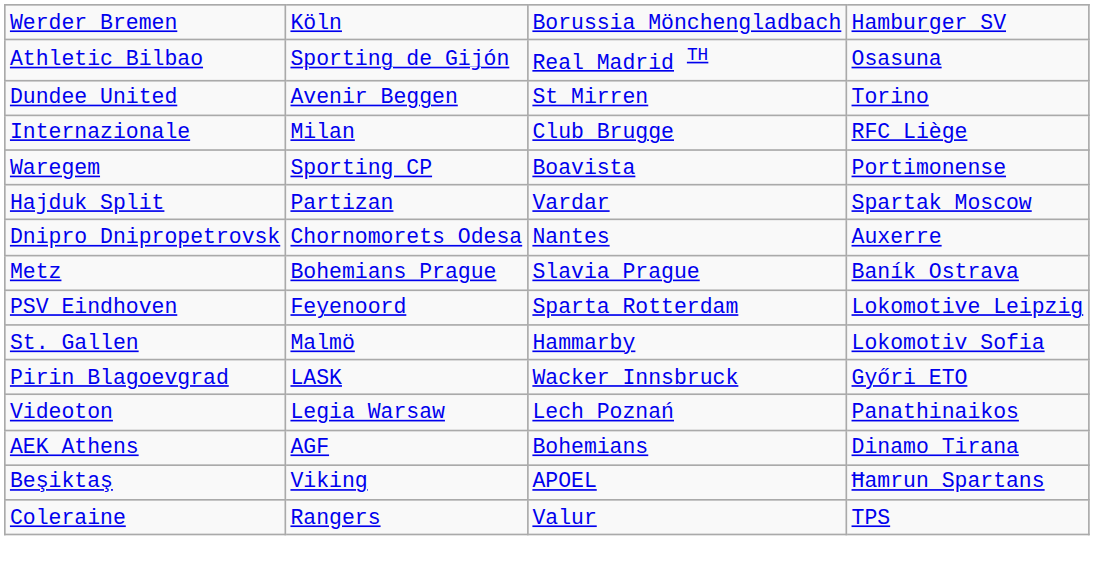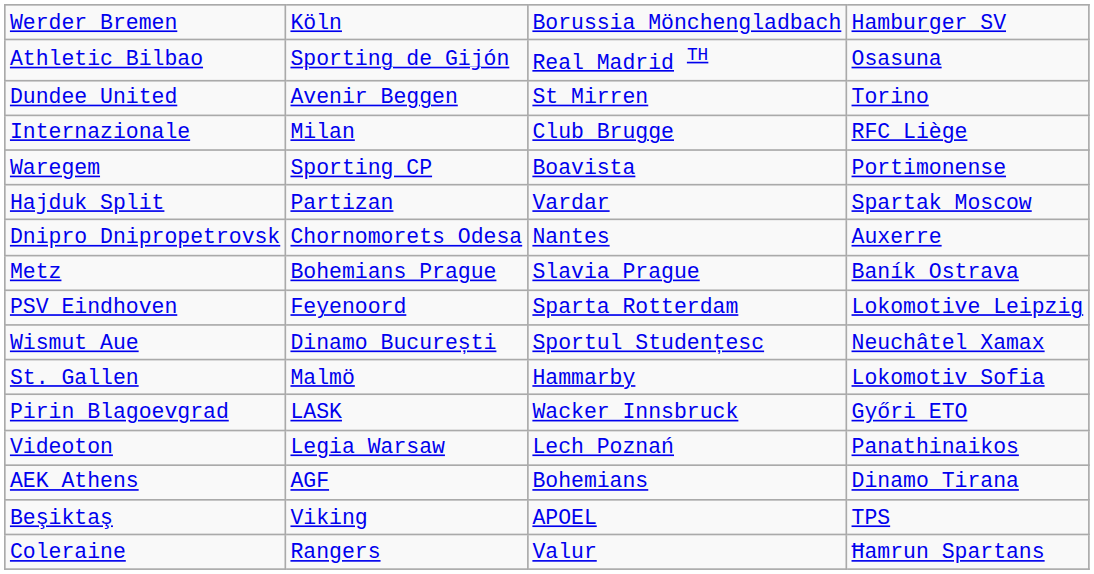+ row: (74, 342)
(948, 482) Ħamrun Spartans -> (871, 517) TPS
(871, 517) TPS -> (948, 552) Ħamrun Spartans
